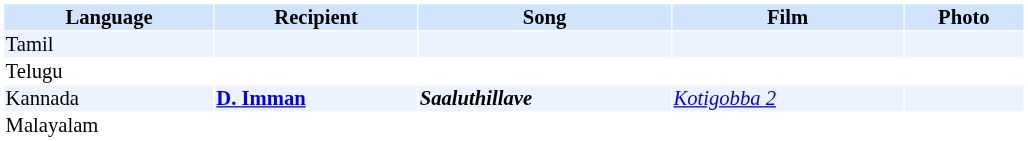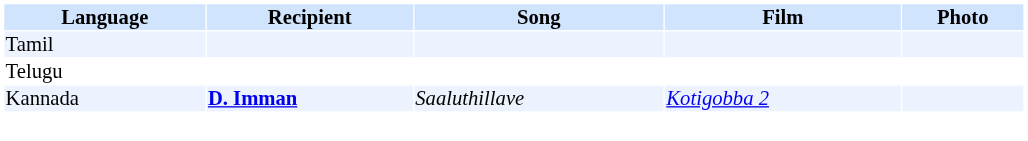(476, 98) bold -> (470, 98) normal
- row: (52, 125)
